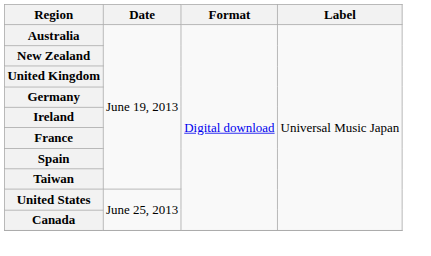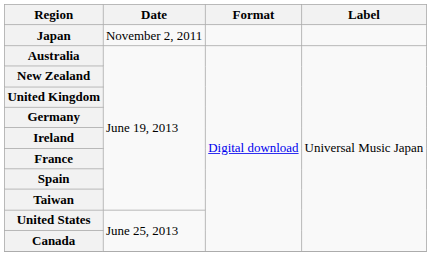+ row: (54, 35)
